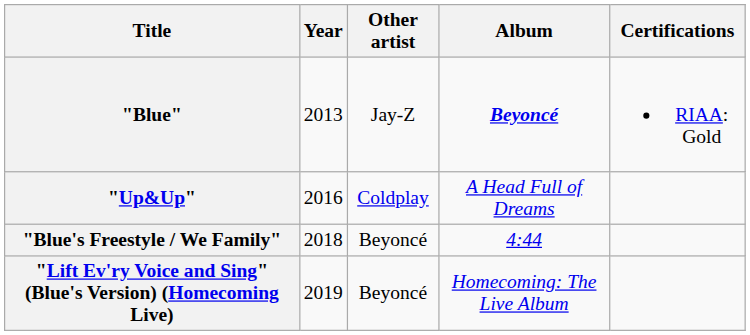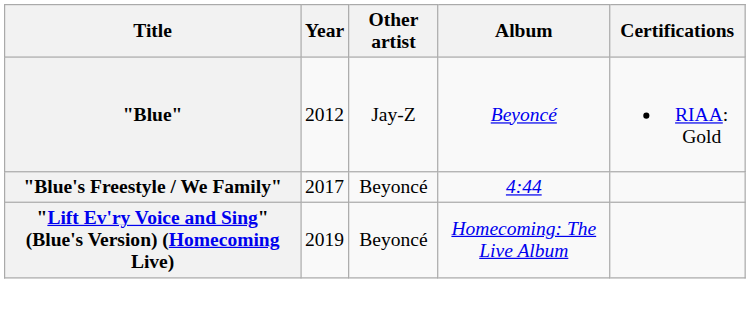(323, 114) 2013 -> (325, 114) 2012
(524, 114) bold -> (524, 114) normal
- row: (152, 197)
(323, 239) 2018 -> (325, 186) 2017
